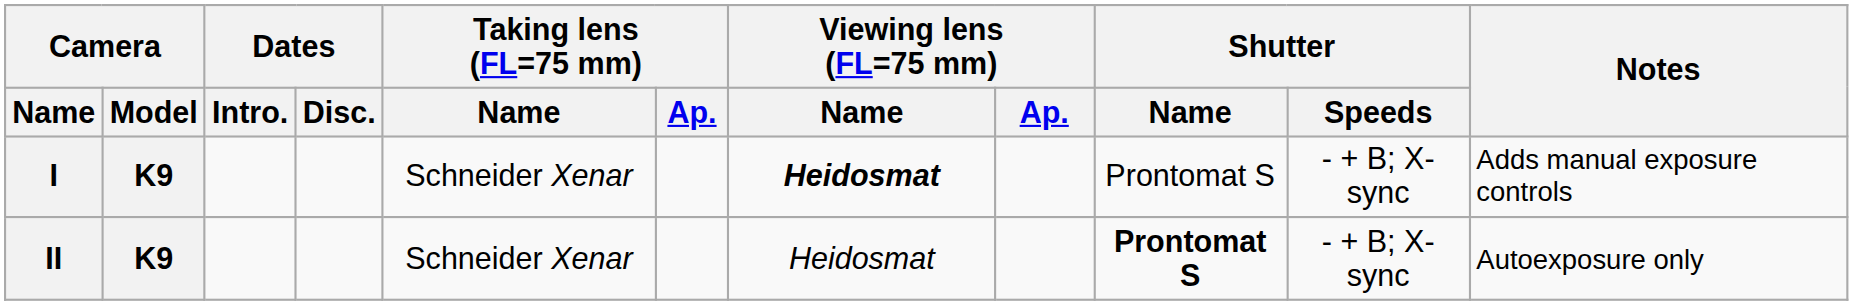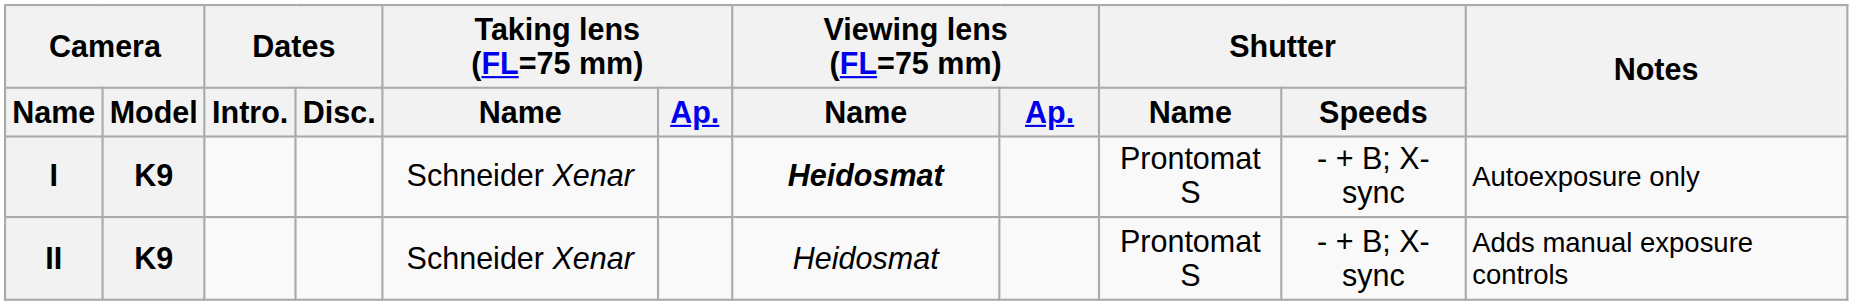(1617, 177) Adds manual exposure controls -> (1586, 177) Autoexposure only
(1190, 259) bold -> (1190, 259) normal
(1590, 259) Autoexposure only -> (1613, 259) Adds manual exposure controls
